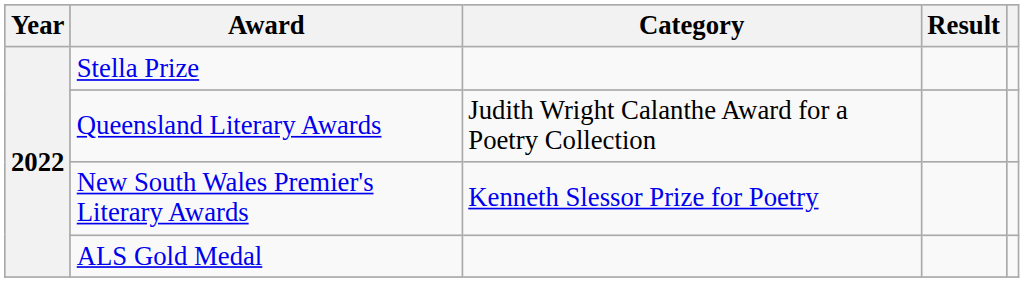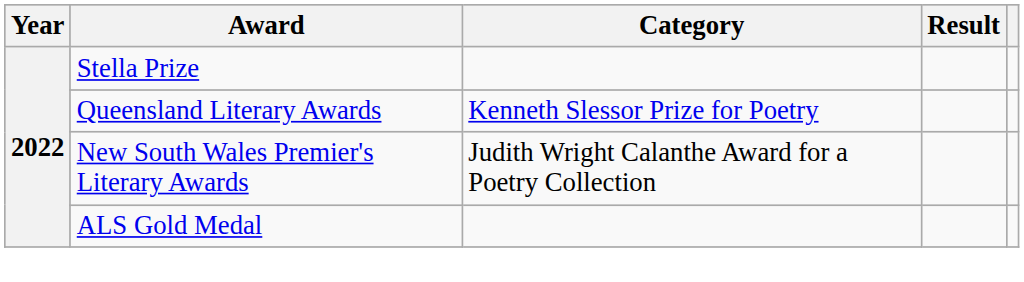(658, 125) Judith Wright Calanthe Award for a Poetry Collection -> (643, 110) Kenneth Slessor Prize for Poetry
(643, 197) Kenneth Slessor Prize for Poetry -> (658, 167) Judith Wright Calanthe Award for a Poetry Collection
